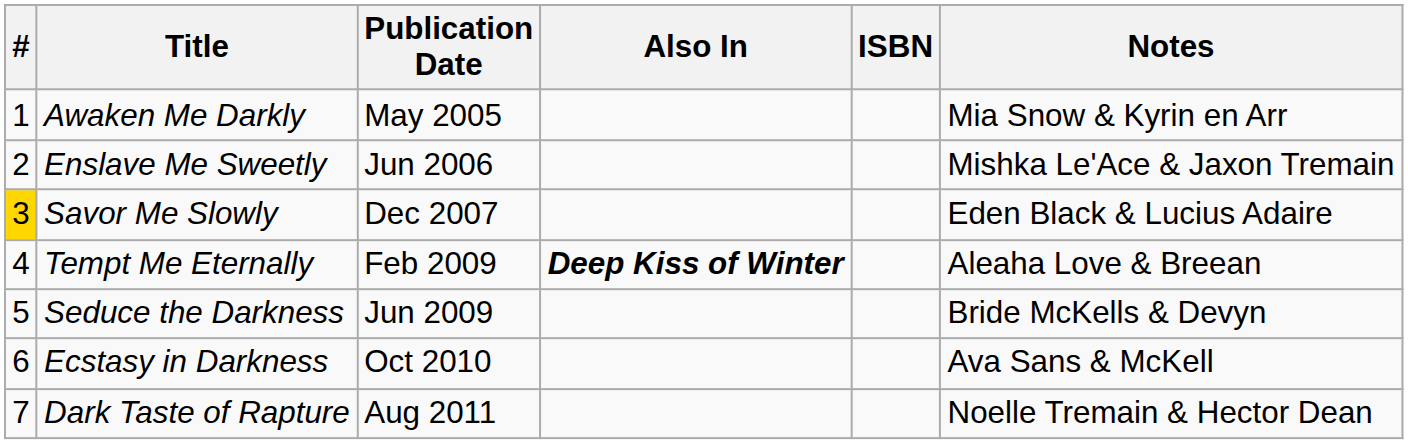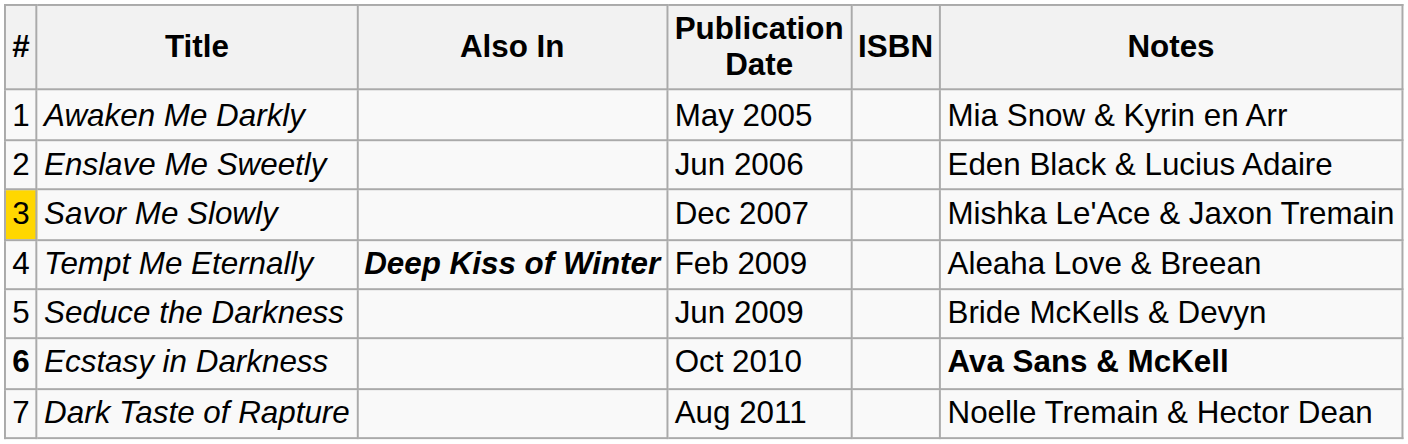columns swapped: (696, 47) <-> (449, 47)
(1171, 164) Mishka Le'Ace & Jaxon Tremain -> (1140, 164) Eden Black & Lucius Adaire
(1140, 213) Eden Black & Lucius Adaire -> (1171, 213) Mishka Le'Ace & Jaxon Tremain
(21, 363) normal -> (21, 363) bold
(1081, 363) normal -> (1088, 363) bold
